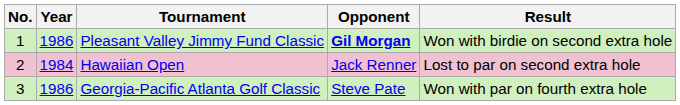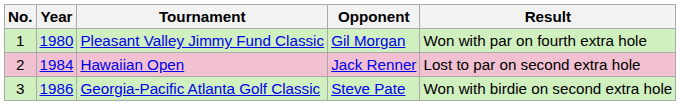(56, 41) 1986 -> (56, 41) 1980
(371, 41) bold -> (368, 41) normal
(548, 41) Won with birdie on second extra hole -> (535, 41) Won with par on fourth extra hole
(535, 89) Won with par on fourth extra hole -> (548, 89) Won with birdie on second extra hole
